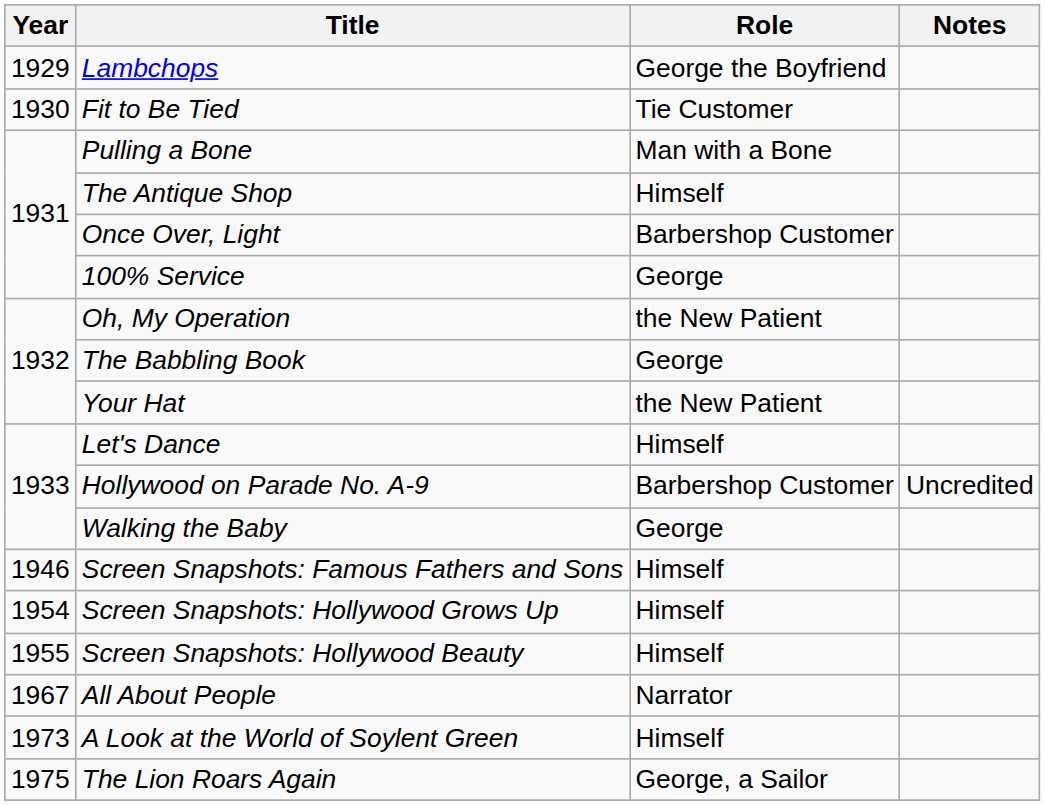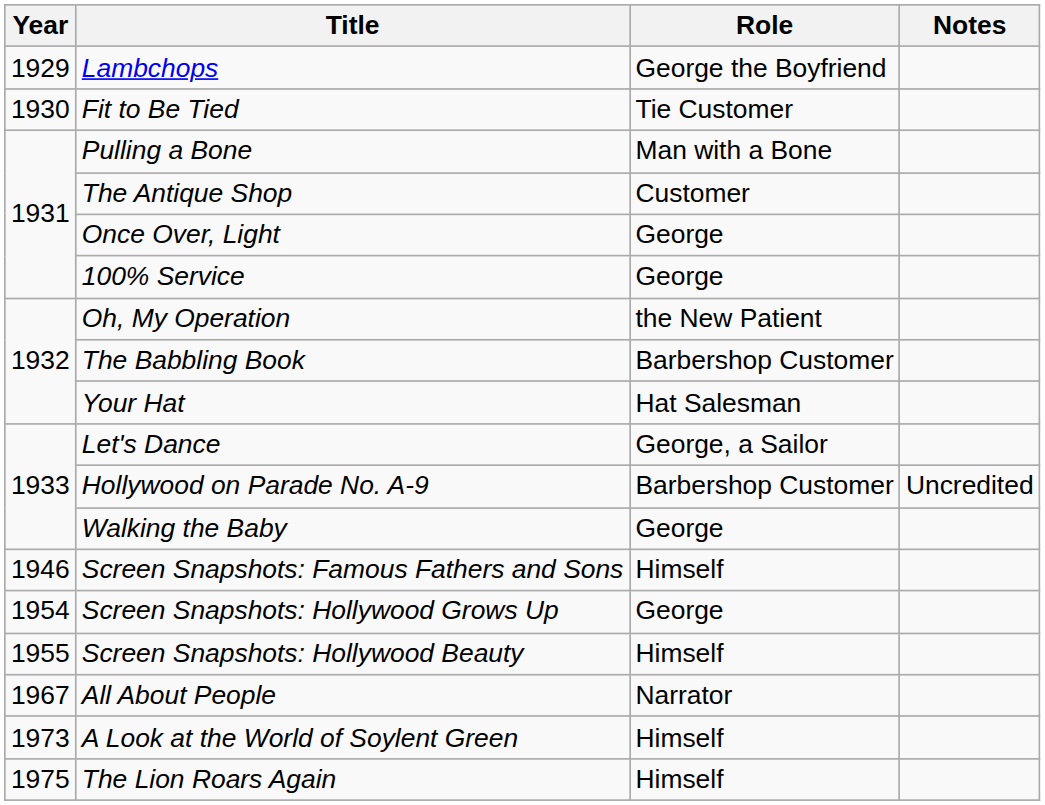(679, 192) Himself -> (693, 192) Customer
(765, 234) Barbershop Customer -> (680, 234) George
(680, 360) George -> (765, 360) Barbershop Customer
(729, 402) the New Patient -> (718, 402) Hat Salesman
(679, 444) Himself -> (732, 444) George, a Sailor
(679, 611) Himself -> (680, 611) George
(732, 779) George, a Sailor -> (679, 779) Himself
